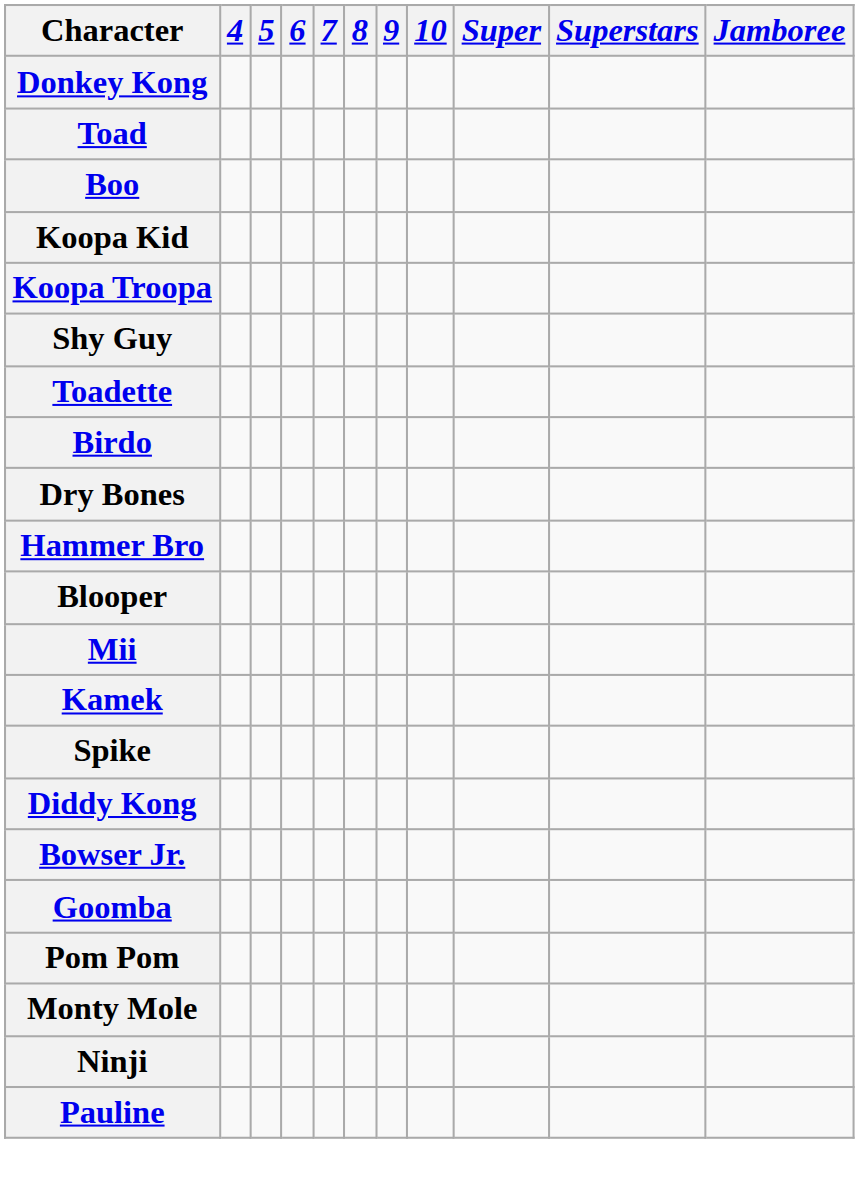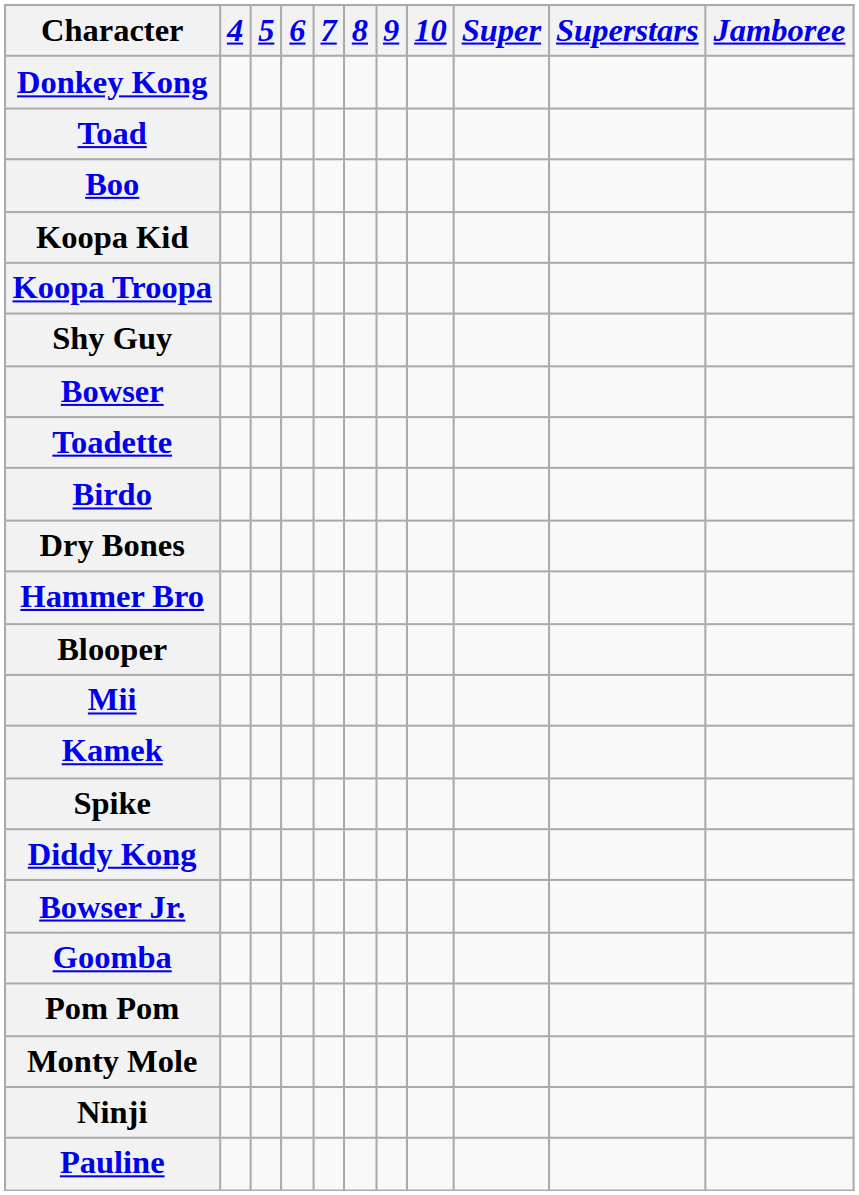+ row: (112, 390)
